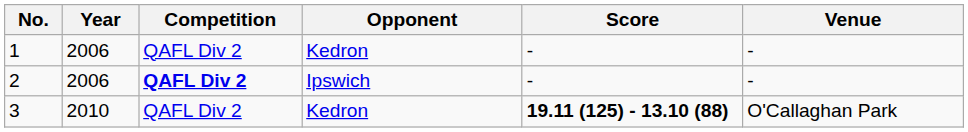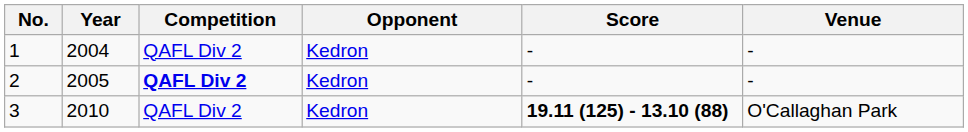(88, 50) 2006 -> (88, 50) 2004
(88, 80) 2006 -> (88, 80) 2005
(338, 80) Ipswich -> (337, 80) Kedron
